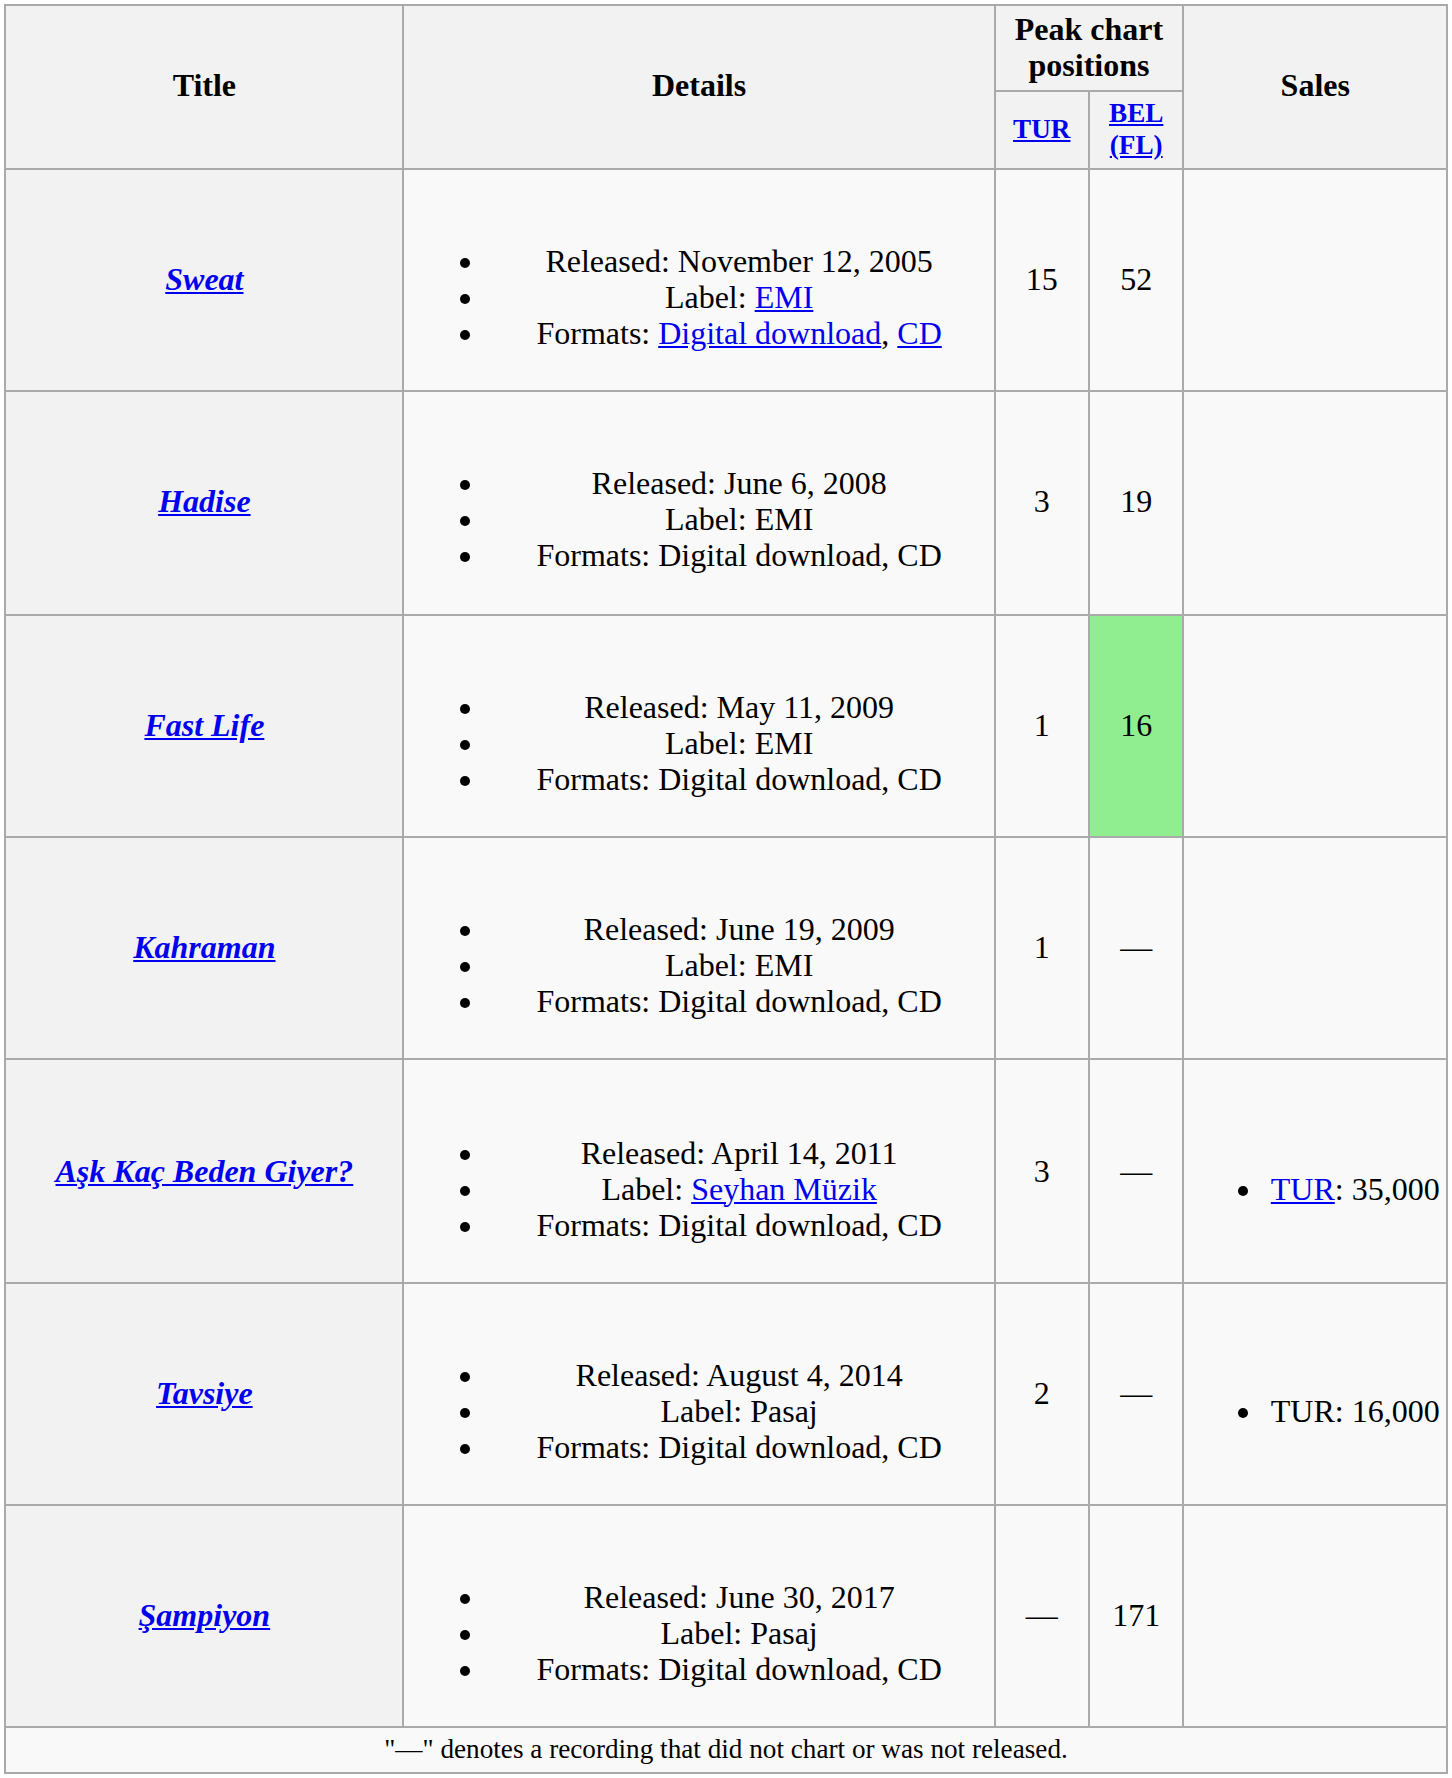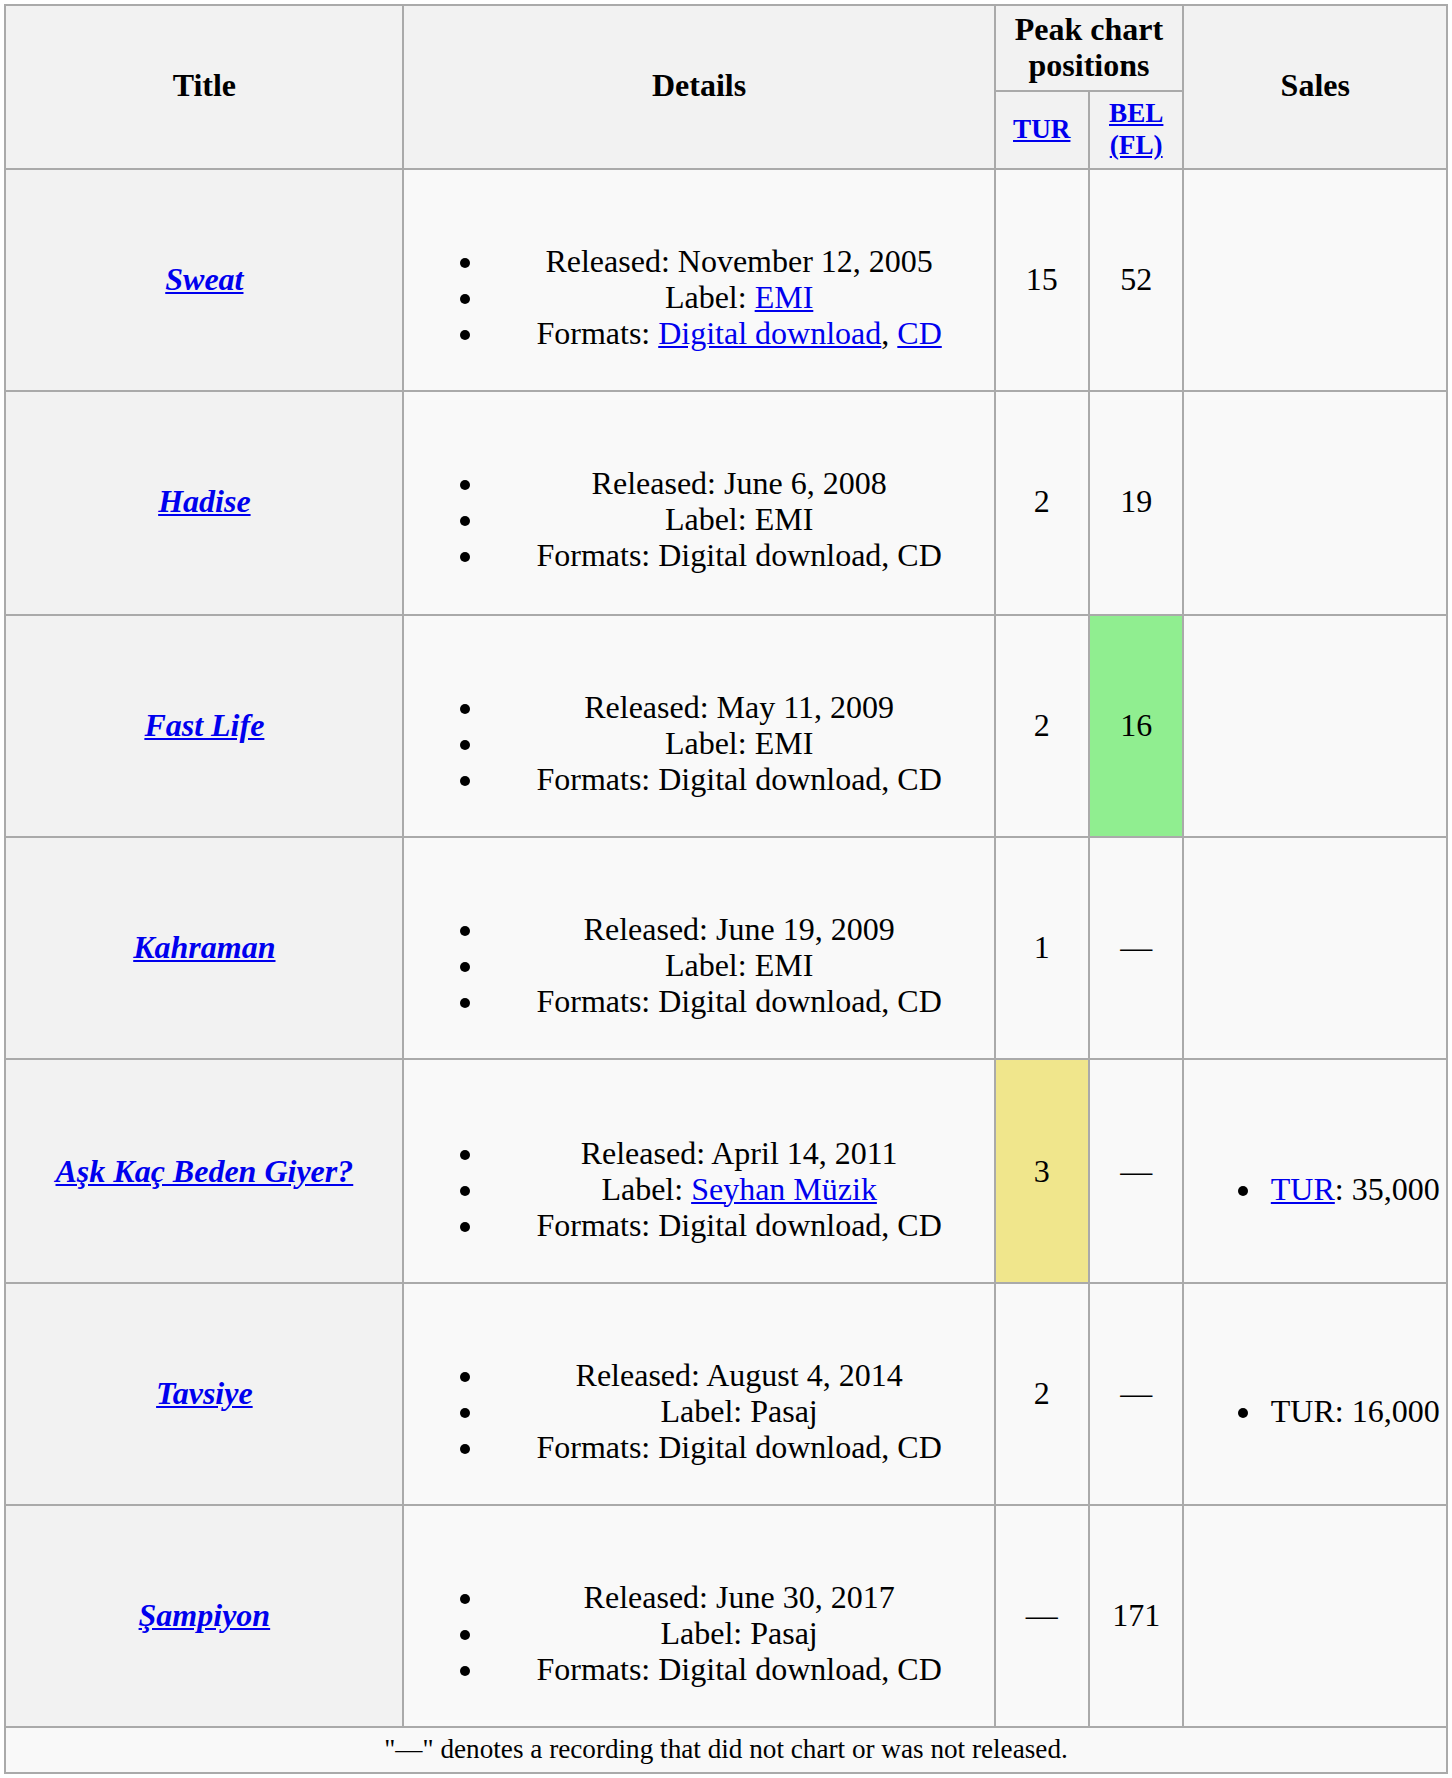(1042, 502) 3 -> (1042, 502) 2
(1042, 724) 1 -> (1042, 724) 2
(1042, 1170) no background -> (1042, 1170) khaki background
